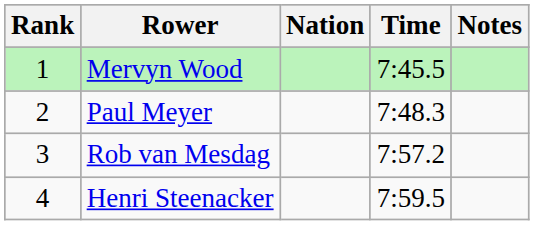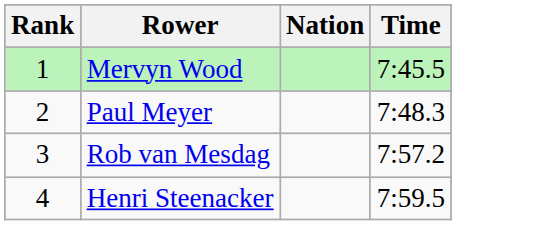- column: (490, 25)
